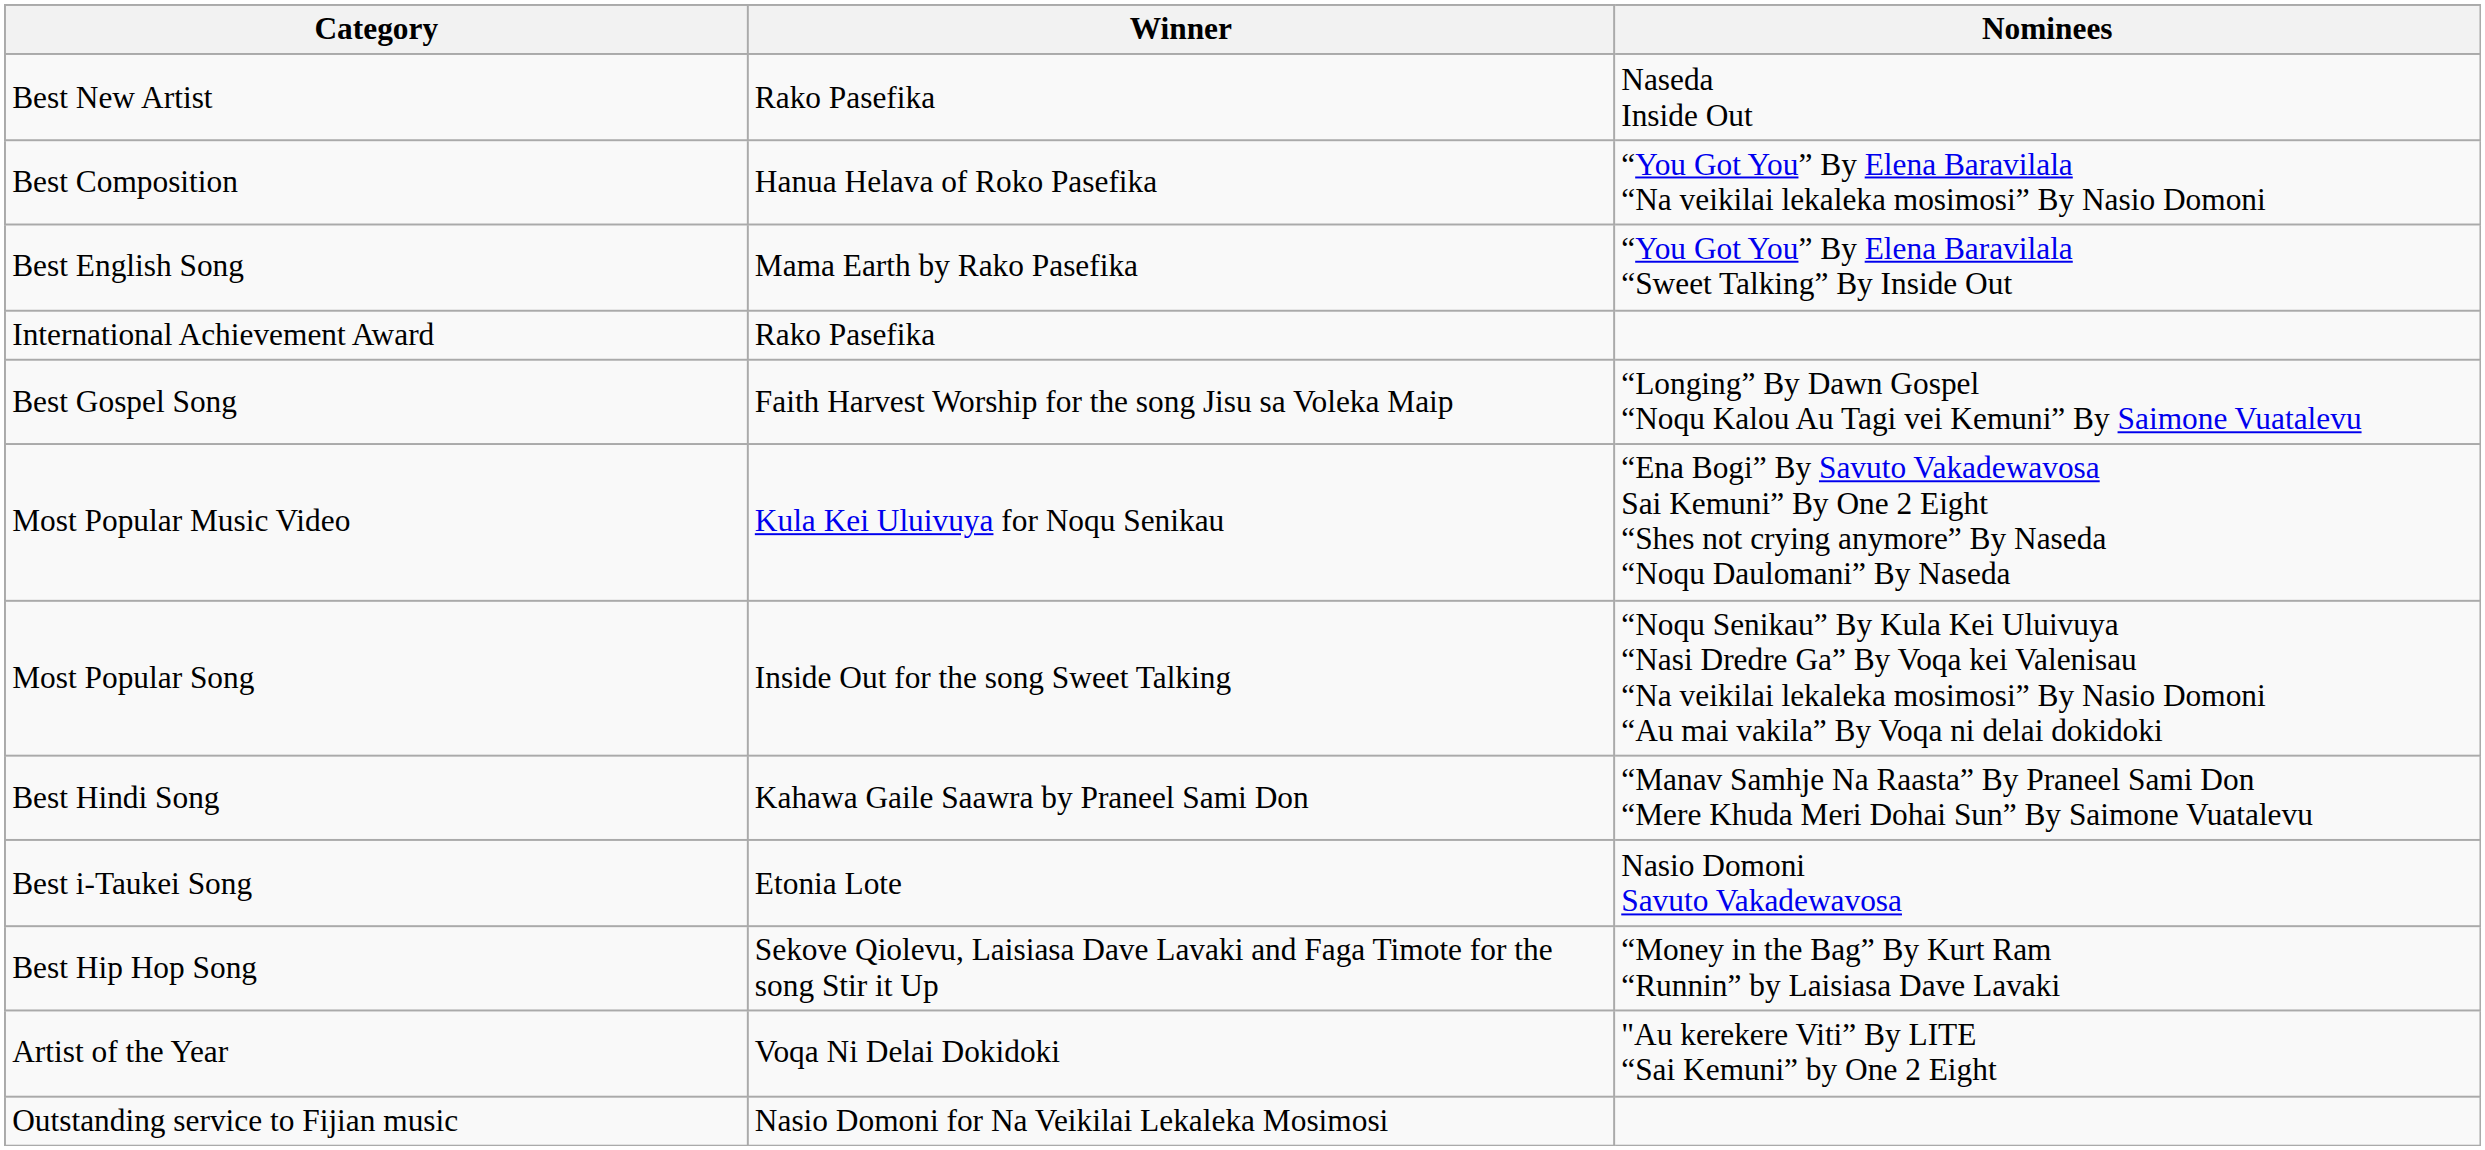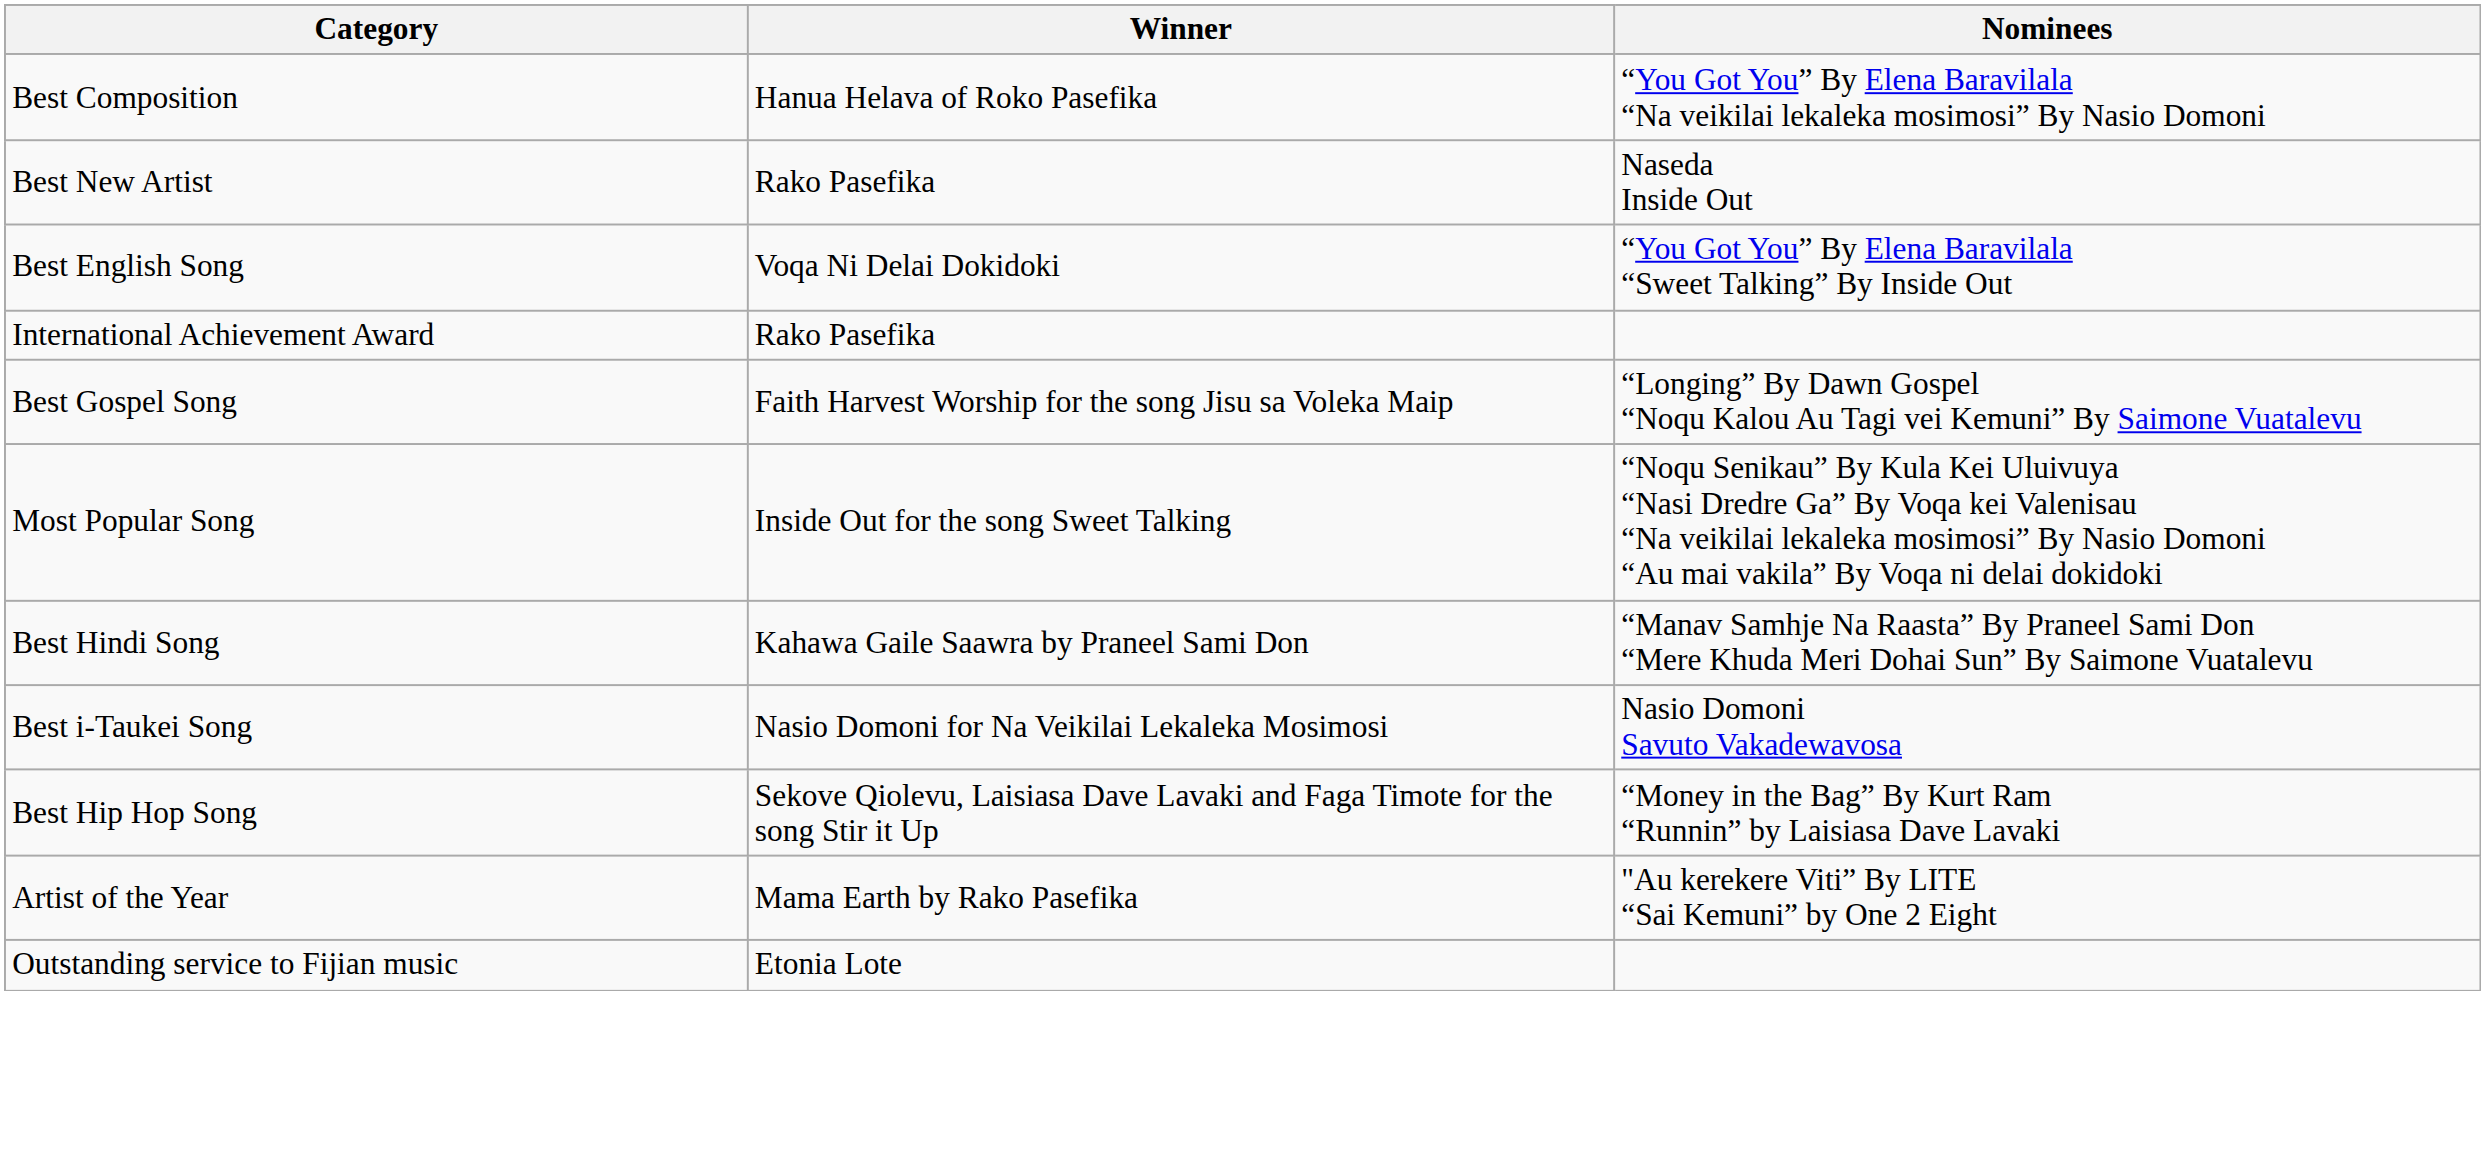rows swapped: (112, 96) <-> (125, 181)
(946, 266) Mama Earth by Rako Pasefika -> (907, 266) Voqa Ni Delai Dokidoki
- row: (181, 521)
(828, 882) Etonia Lote -> (1072, 727) Nasio Domoni for Na Veikilai Lekaleka Mosimosi
(907, 1052) Voqa Ni Delai Dokidoki -> (946, 897) Mama Earth by Rako Pasefika
(1072, 1120) Nasio Domoni for Na Veikilai Lekaleka Mosimosi -> (828, 964) Etonia Lote
